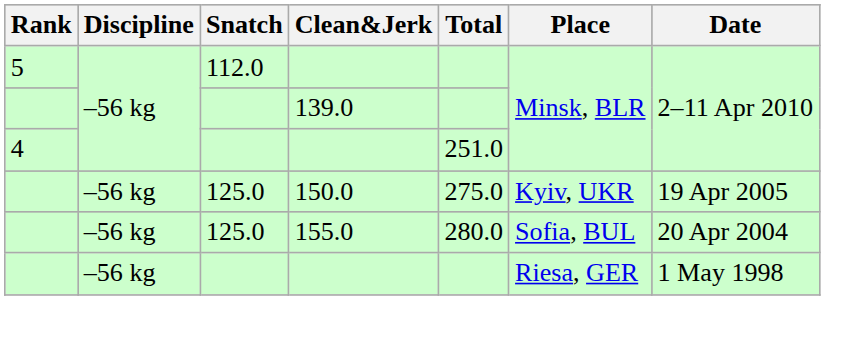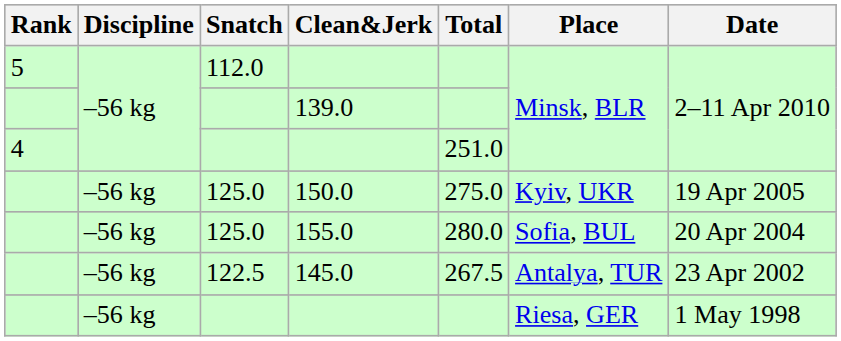+ row: (41, 274)
